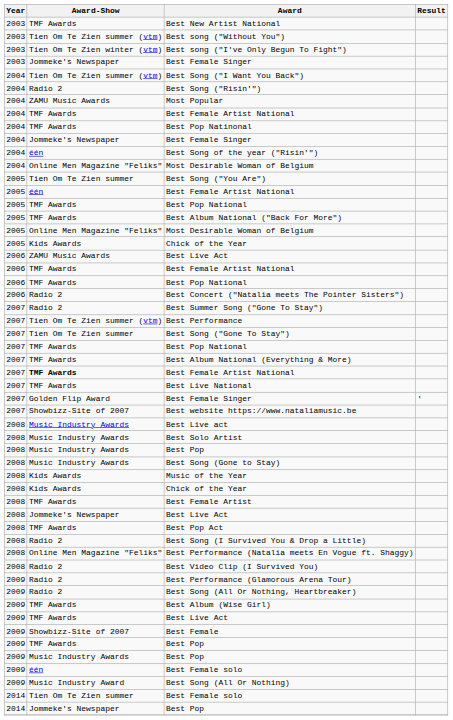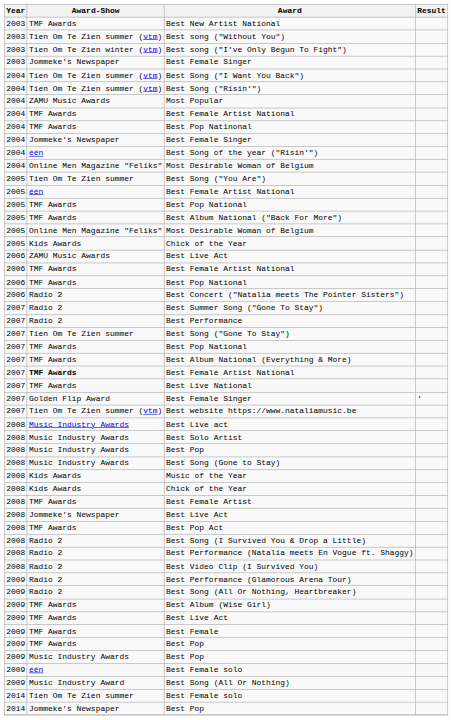(46, 88) Radio 2 -> (96, 88) Tien Om Te Zien summer (vtm)
(96, 321) Tien Om Te Zien summer (vtm) -> (46, 321) Radio 2
(79, 411) Showbizz-Site of 2007 -> (96, 411) Tien Om Te Zien summer (vtm)
(96, 554) Online Men Magazine "Feliks" -> (46, 554) Radio 2
(79, 631) Showbizz-Site of 2007 -> (53, 631) TMF Awards
